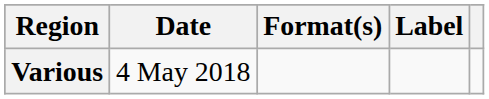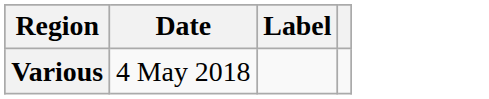- column: (323, 26)
